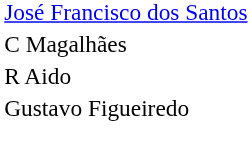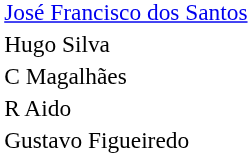+ row: (57, 44)
